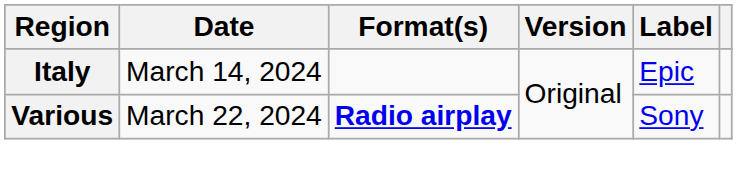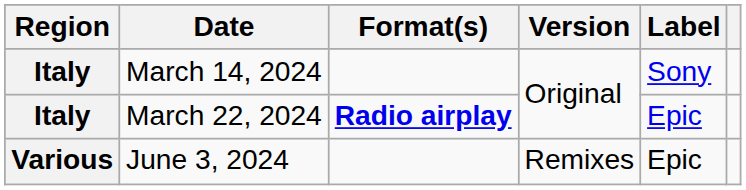(667, 71) Epic -> (679, 71) Sony
(62, 116) Various -> (62, 116) Italy
(671, 116) Sony -> (675, 116) Epic
+ row: (208, 160)
